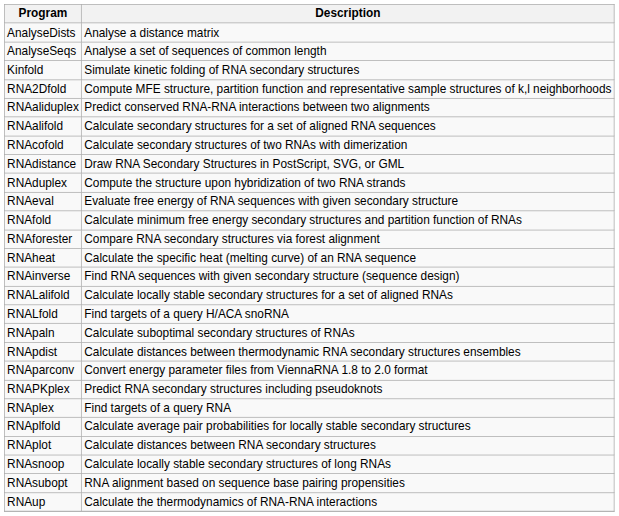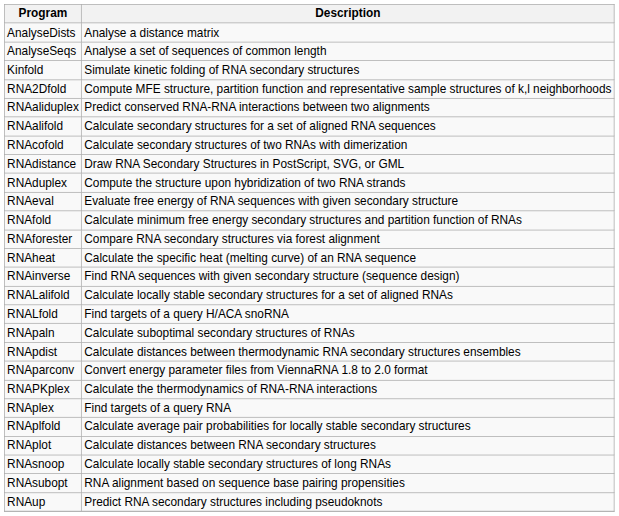(233, 389) Predict RNA secondary structures including pseudoknots -> (231, 389) Calculate the thermodynamics of RNA-RNA interactions
(231, 502) Calculate the thermodynamics of RNA-RNA interactions -> (233, 502) Predict RNA secondary structures including pseudoknots
